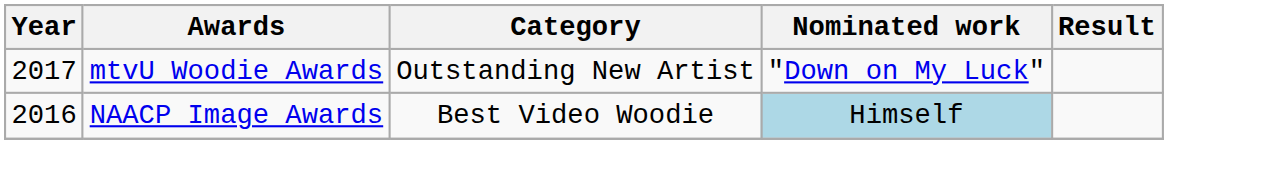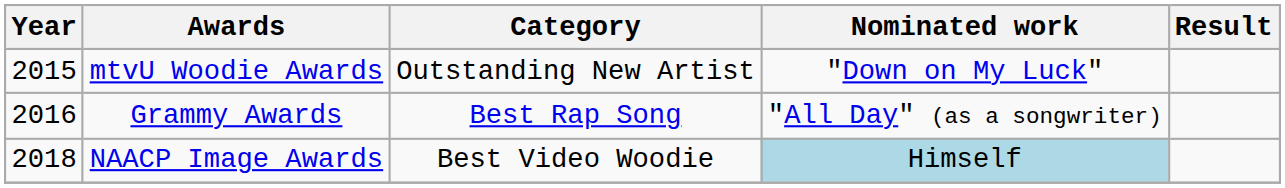(44, 71) 2017 -> (44, 71) 2015
+ row: (236, 116)
(44, 116) 2016 -> (44, 160) 2018
